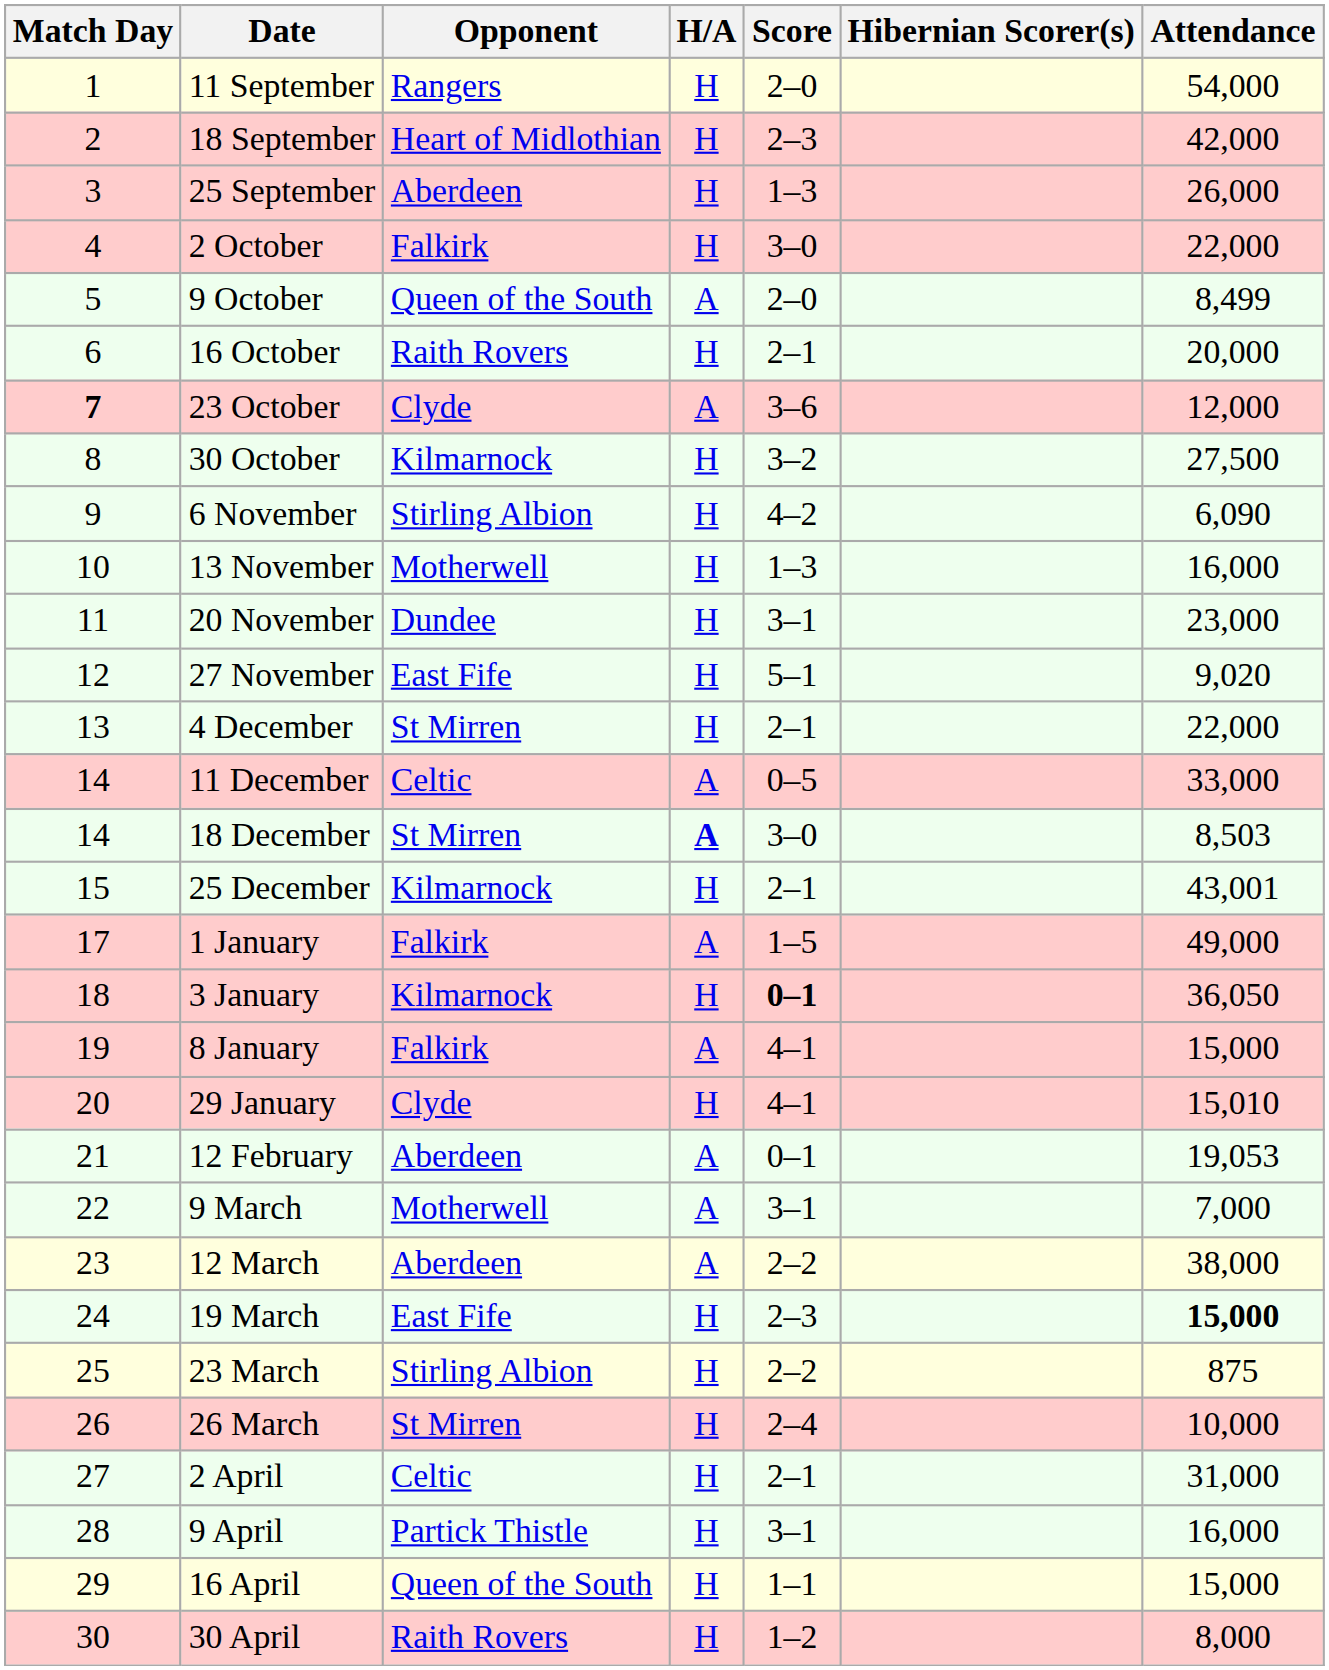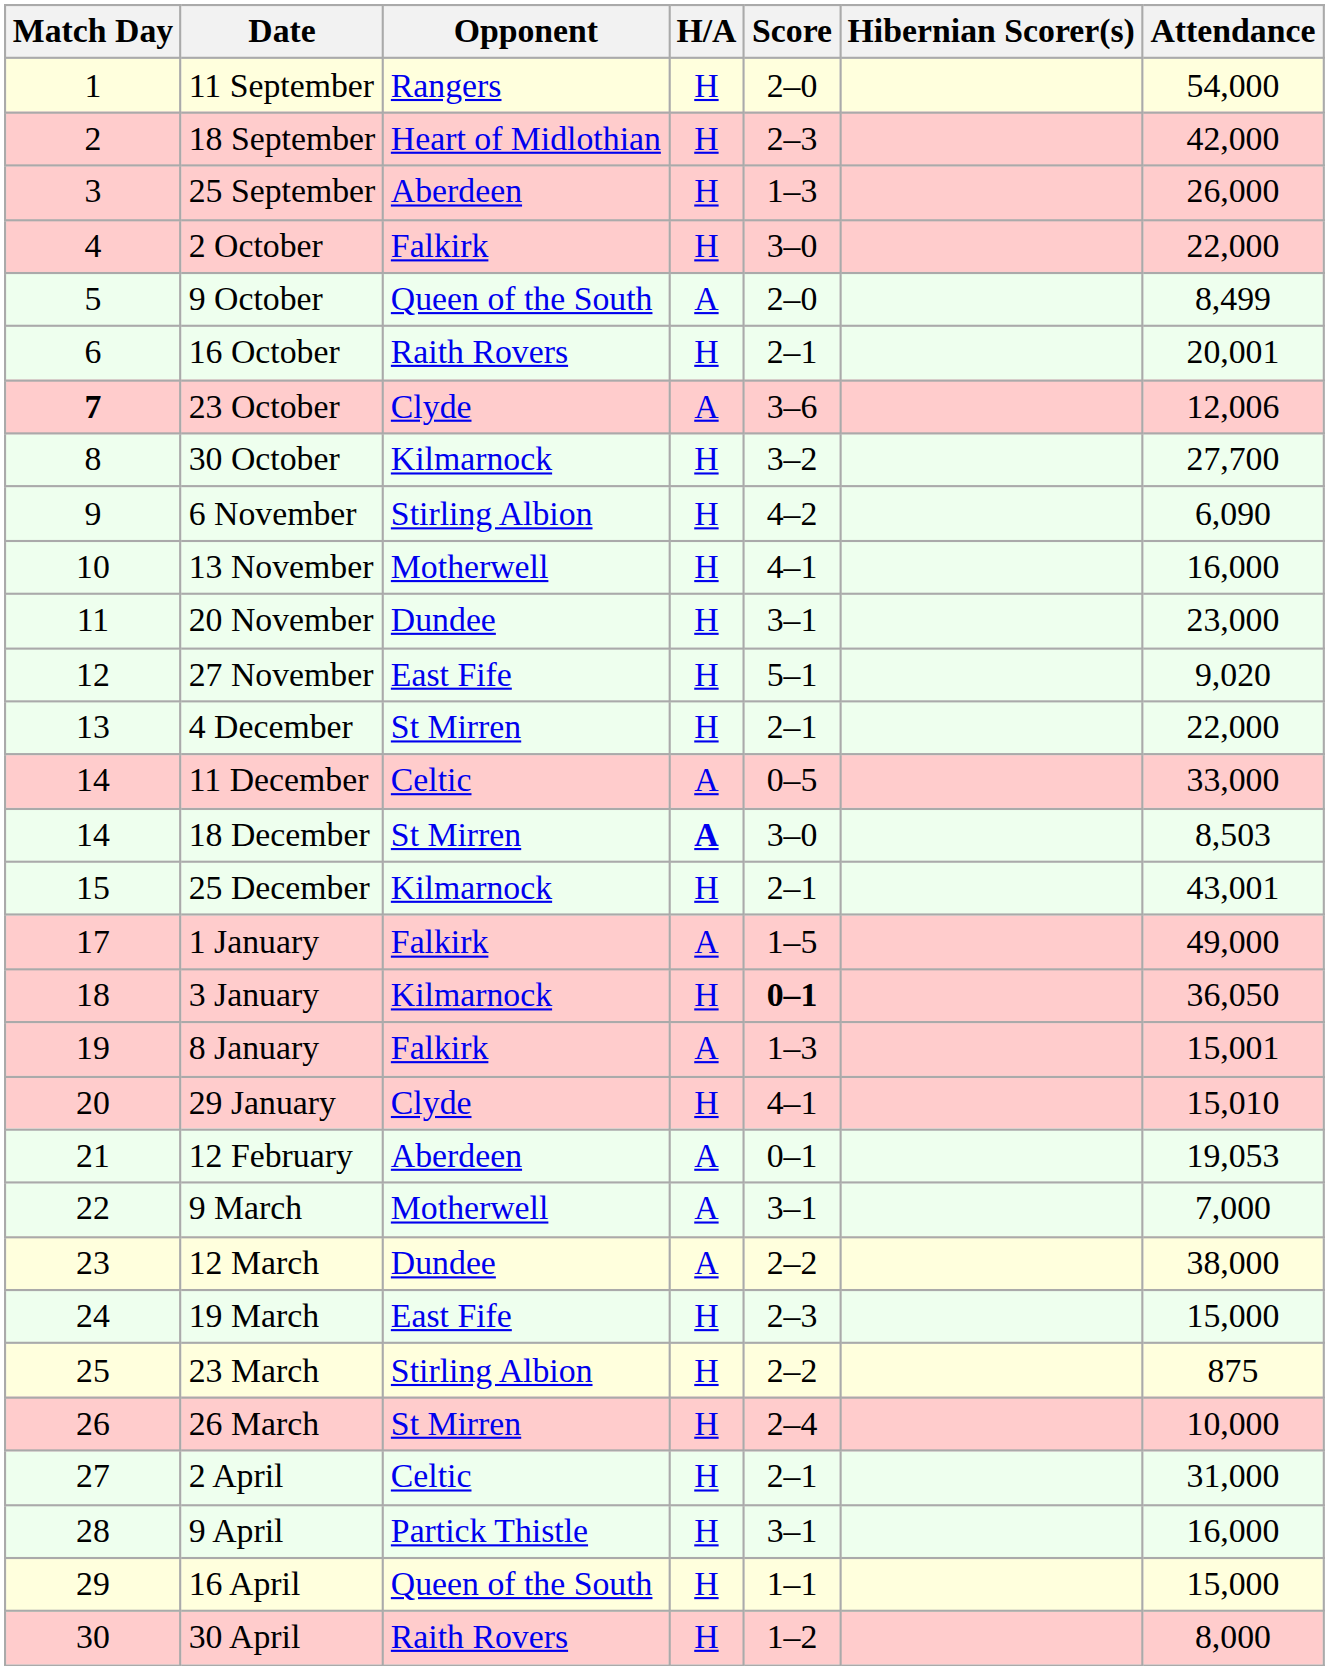(1233, 352) 20,000 -> (1233, 352) 20,001
(1233, 406) 12,000 -> (1233, 406) 12,006
(1233, 459) 27,500 -> (1233, 459) 27,700
(792, 566) 1–3 -> (792, 566) 4–1
(792, 1048) 4–1 -> (792, 1048) 1–3
(1233, 1048) 15,000 -> (1233, 1048) 15,001
(456, 1262) Aberdeen -> (443, 1262) Dundee
(1233, 1316) bold -> (1233, 1316) normal
